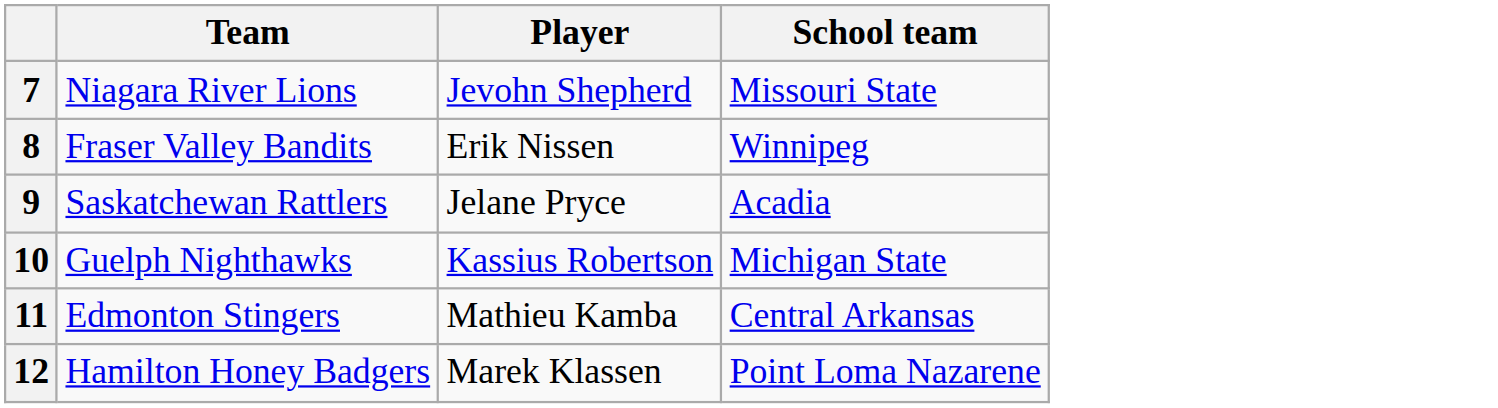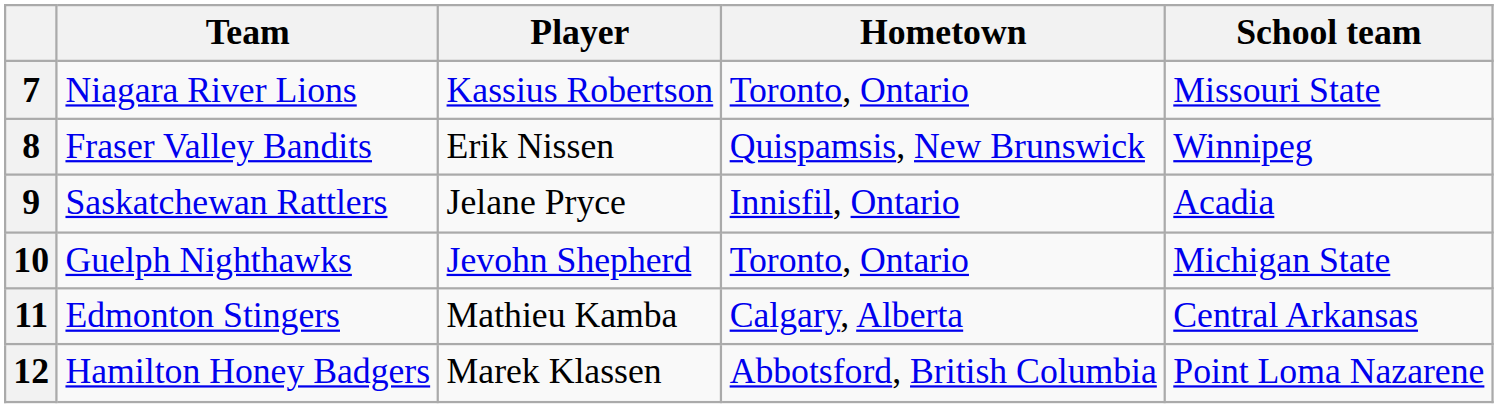+ column: (943, 32)
(569, 89) Jevohn Shepherd -> (580, 89) Kassius Robertson
(580, 259) Kassius Robertson -> (569, 259) Jevohn Shepherd
